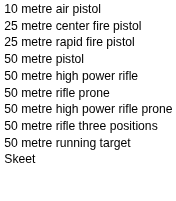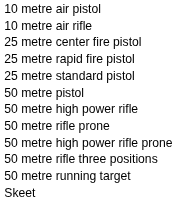+ row: (48, 25)
+ row: (70, 76)
